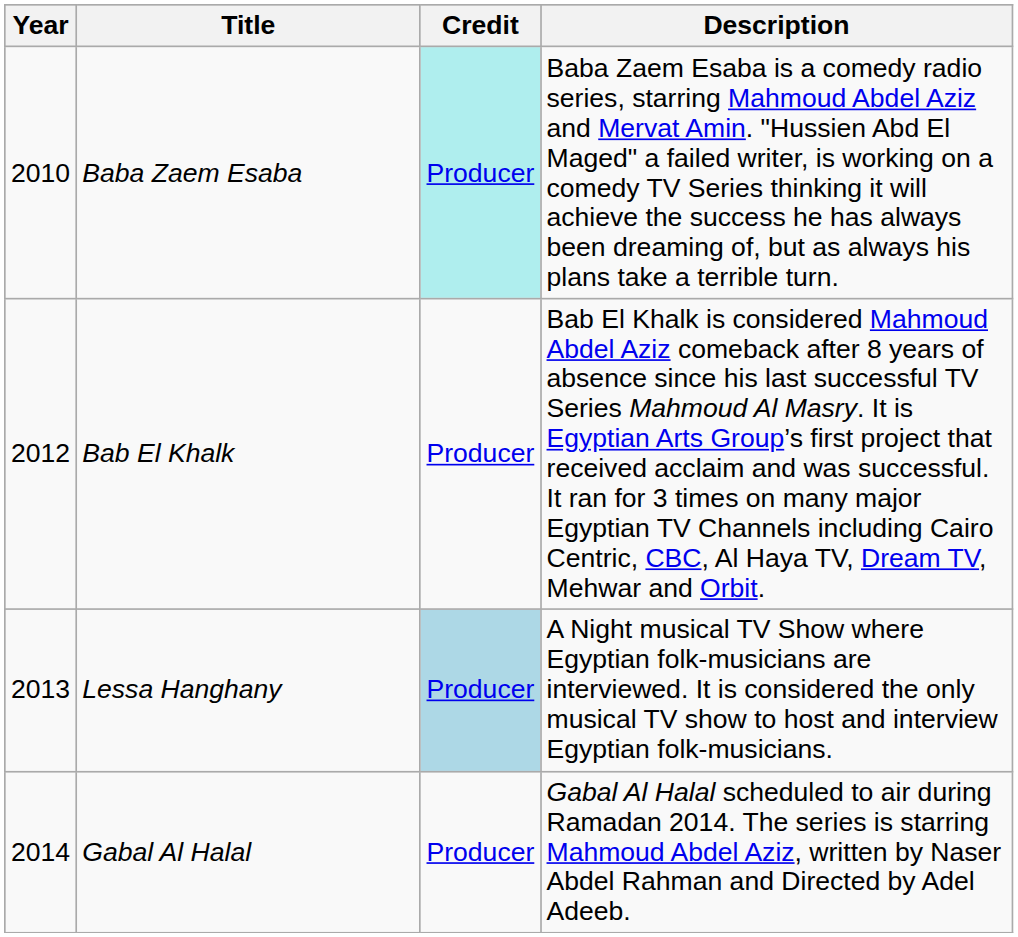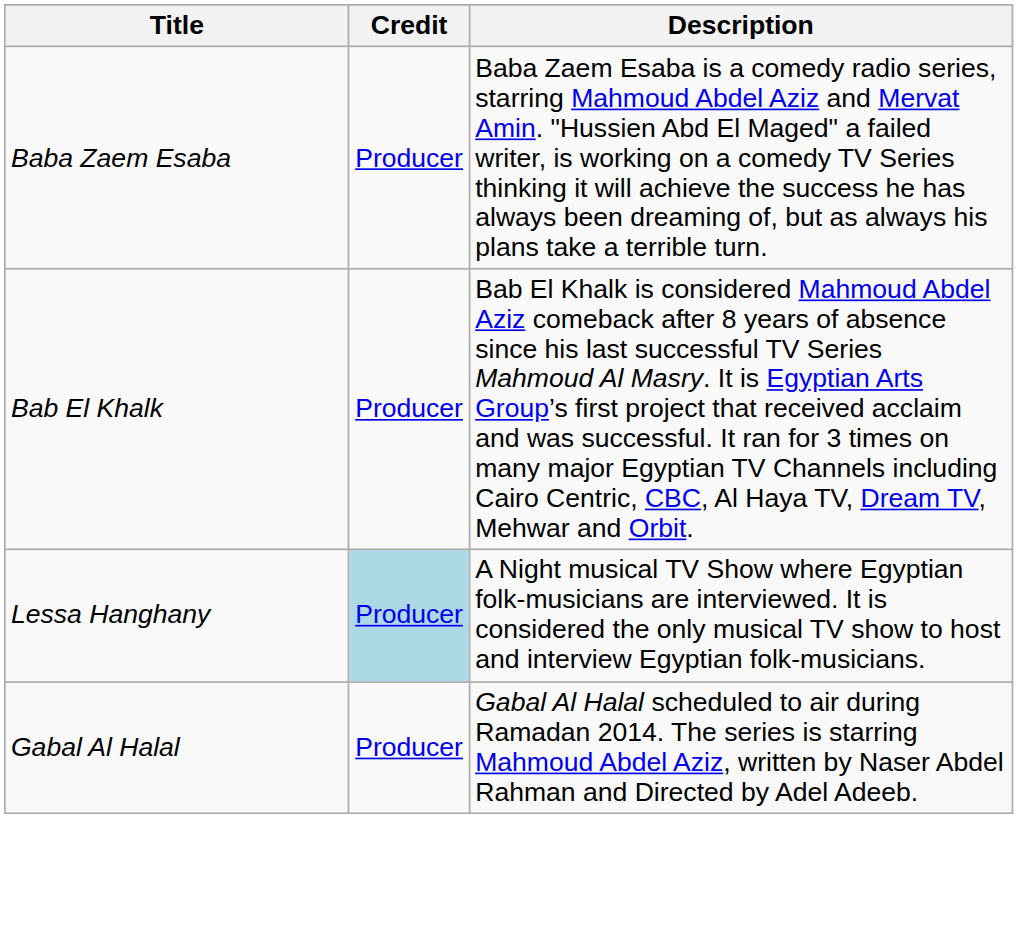- column: (40, 25)
(480, 172) paleturquoise background -> (409, 157) no background
